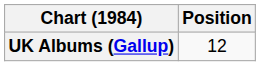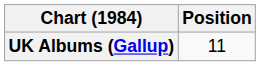(217, 46) 12 -> (217, 46) 11
